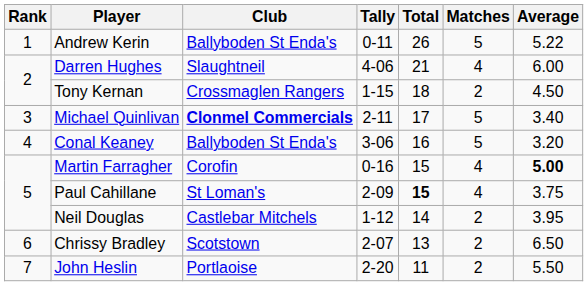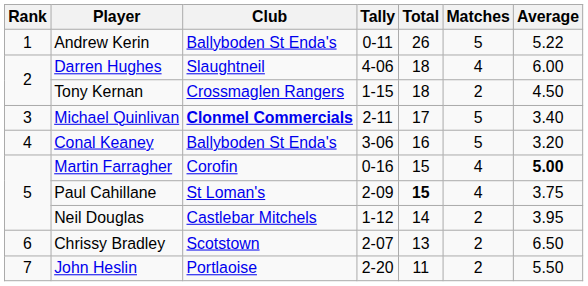(421, 67) 21 -> (421, 67) 18
